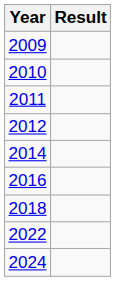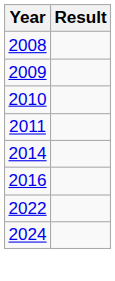+ row: (28, 45)
- row: (28, 126)
- row: (28, 208)
